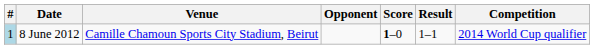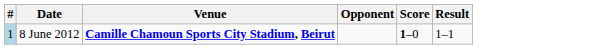- column: (522, 14)
(202, 34) normal -> (210, 34) bold
